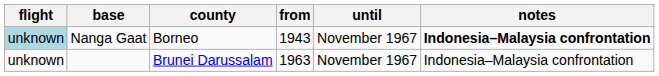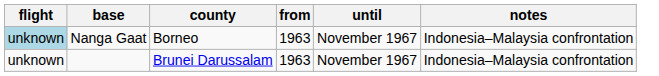(295, 37) 1943 -> (295, 37) 1963
(537, 37) bold -> (529, 37) normal
